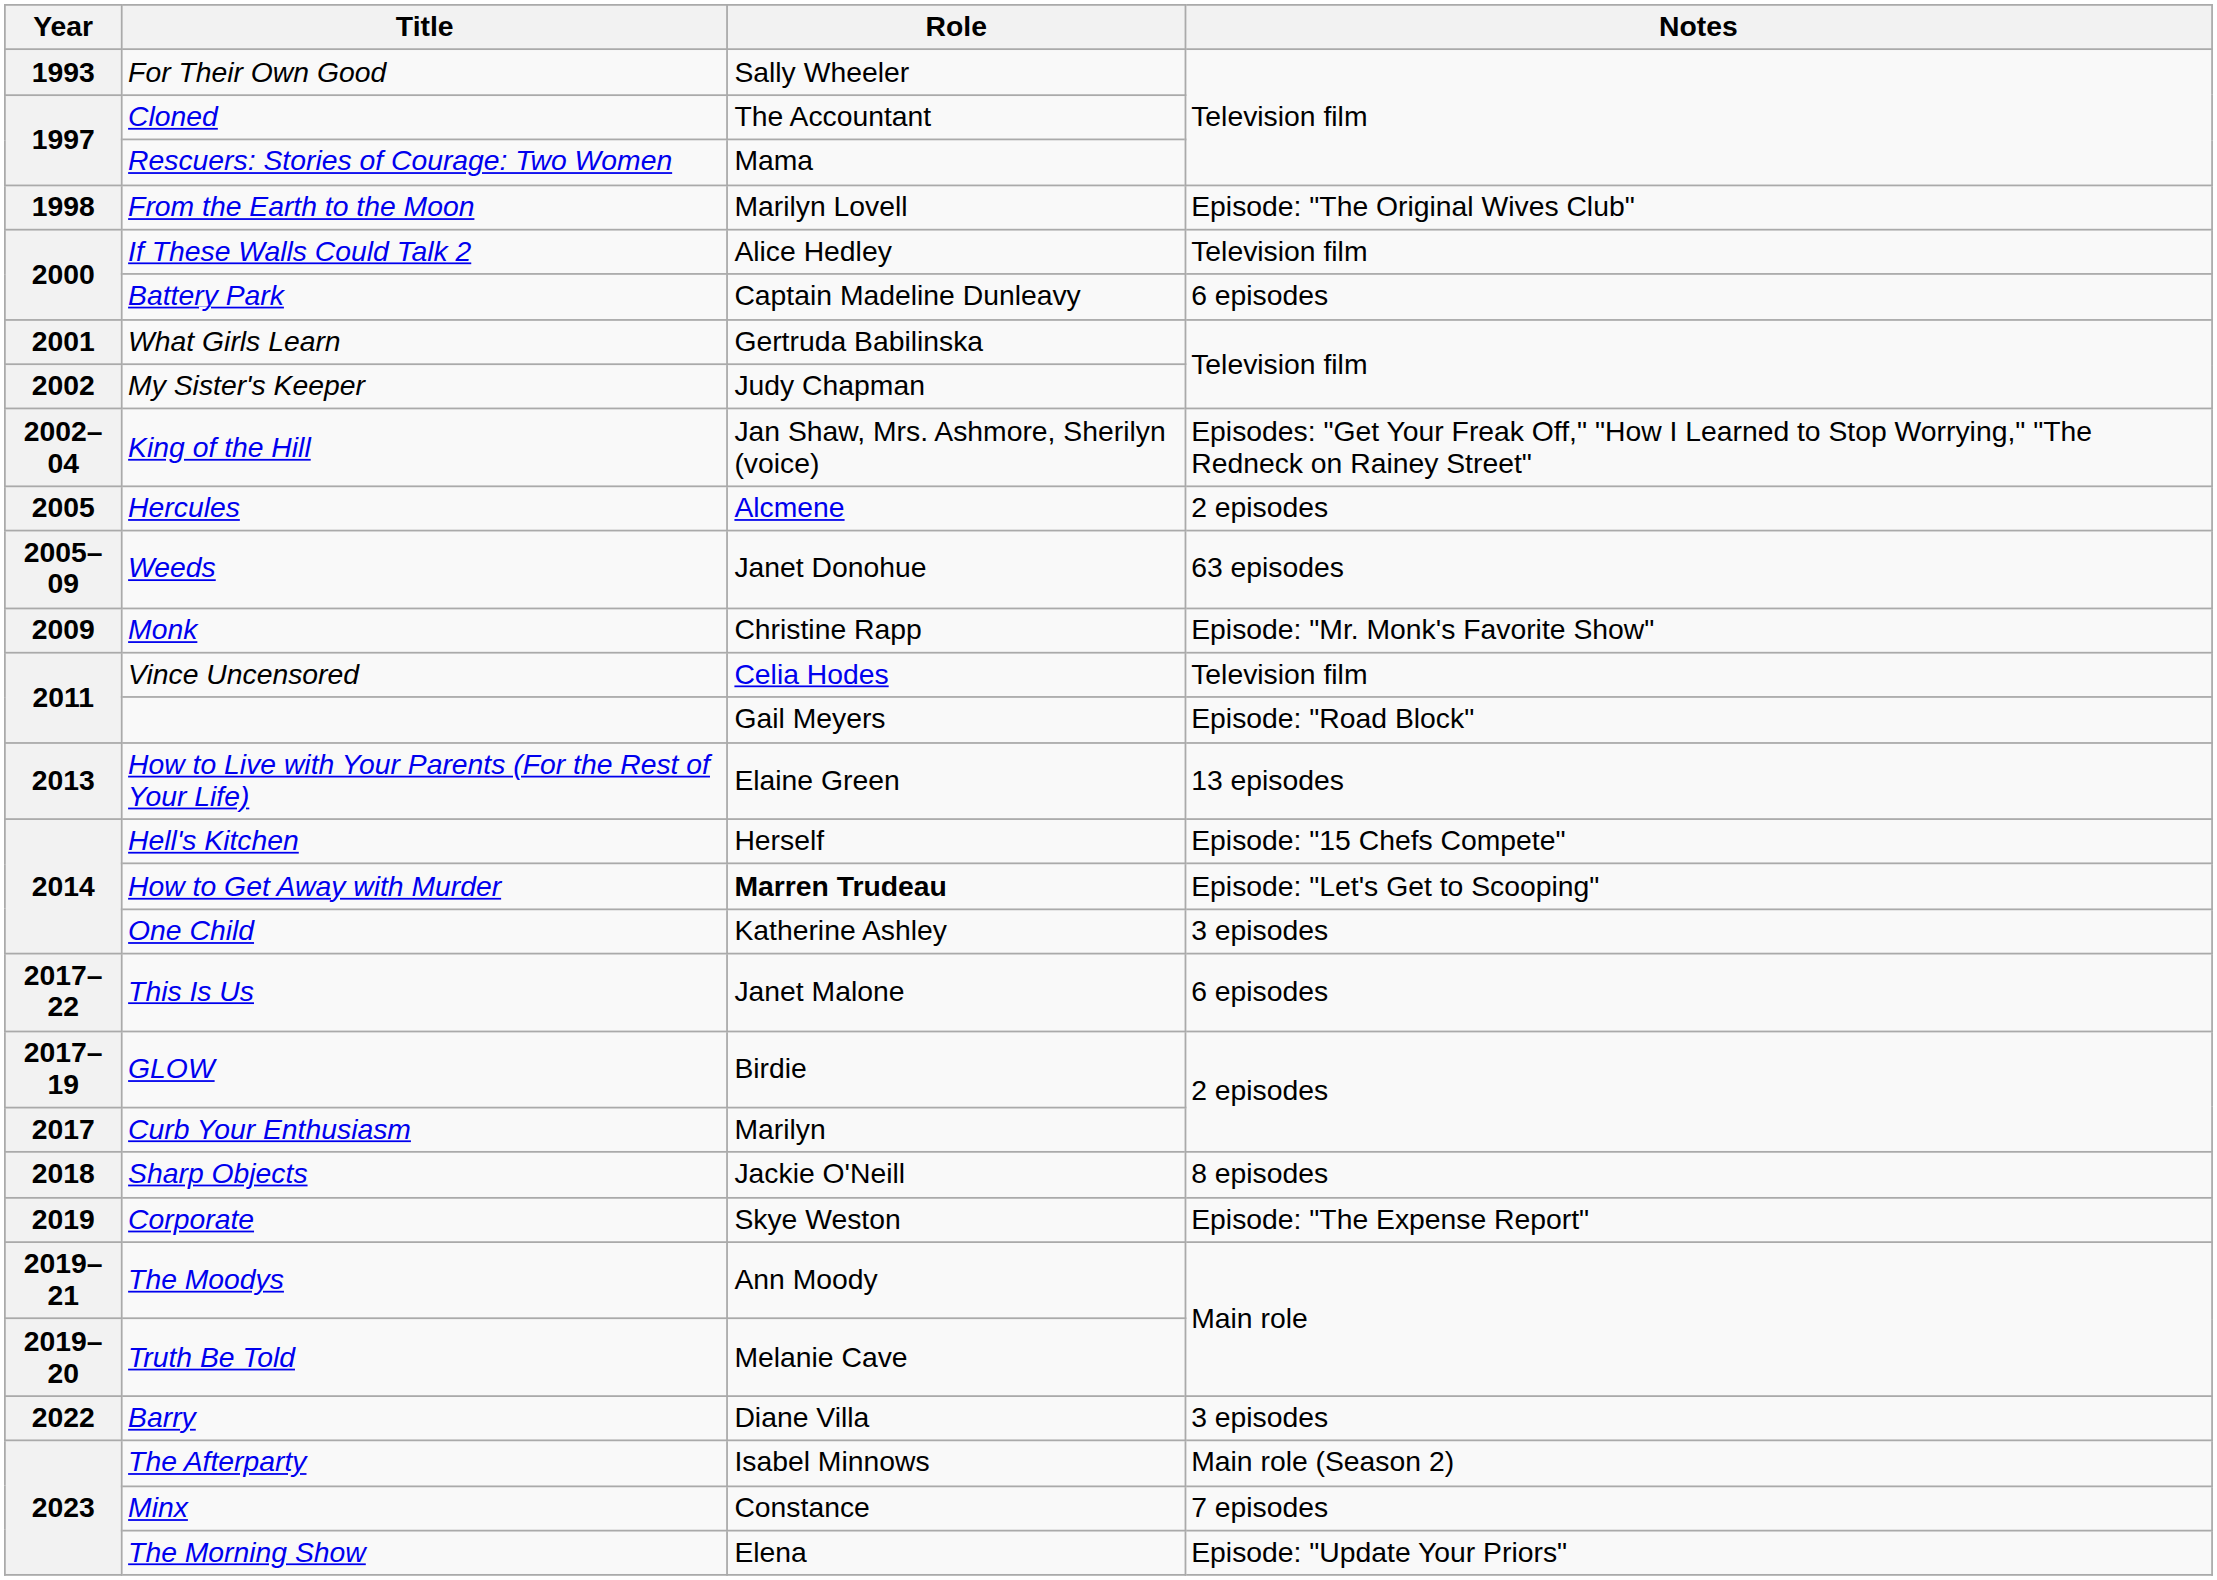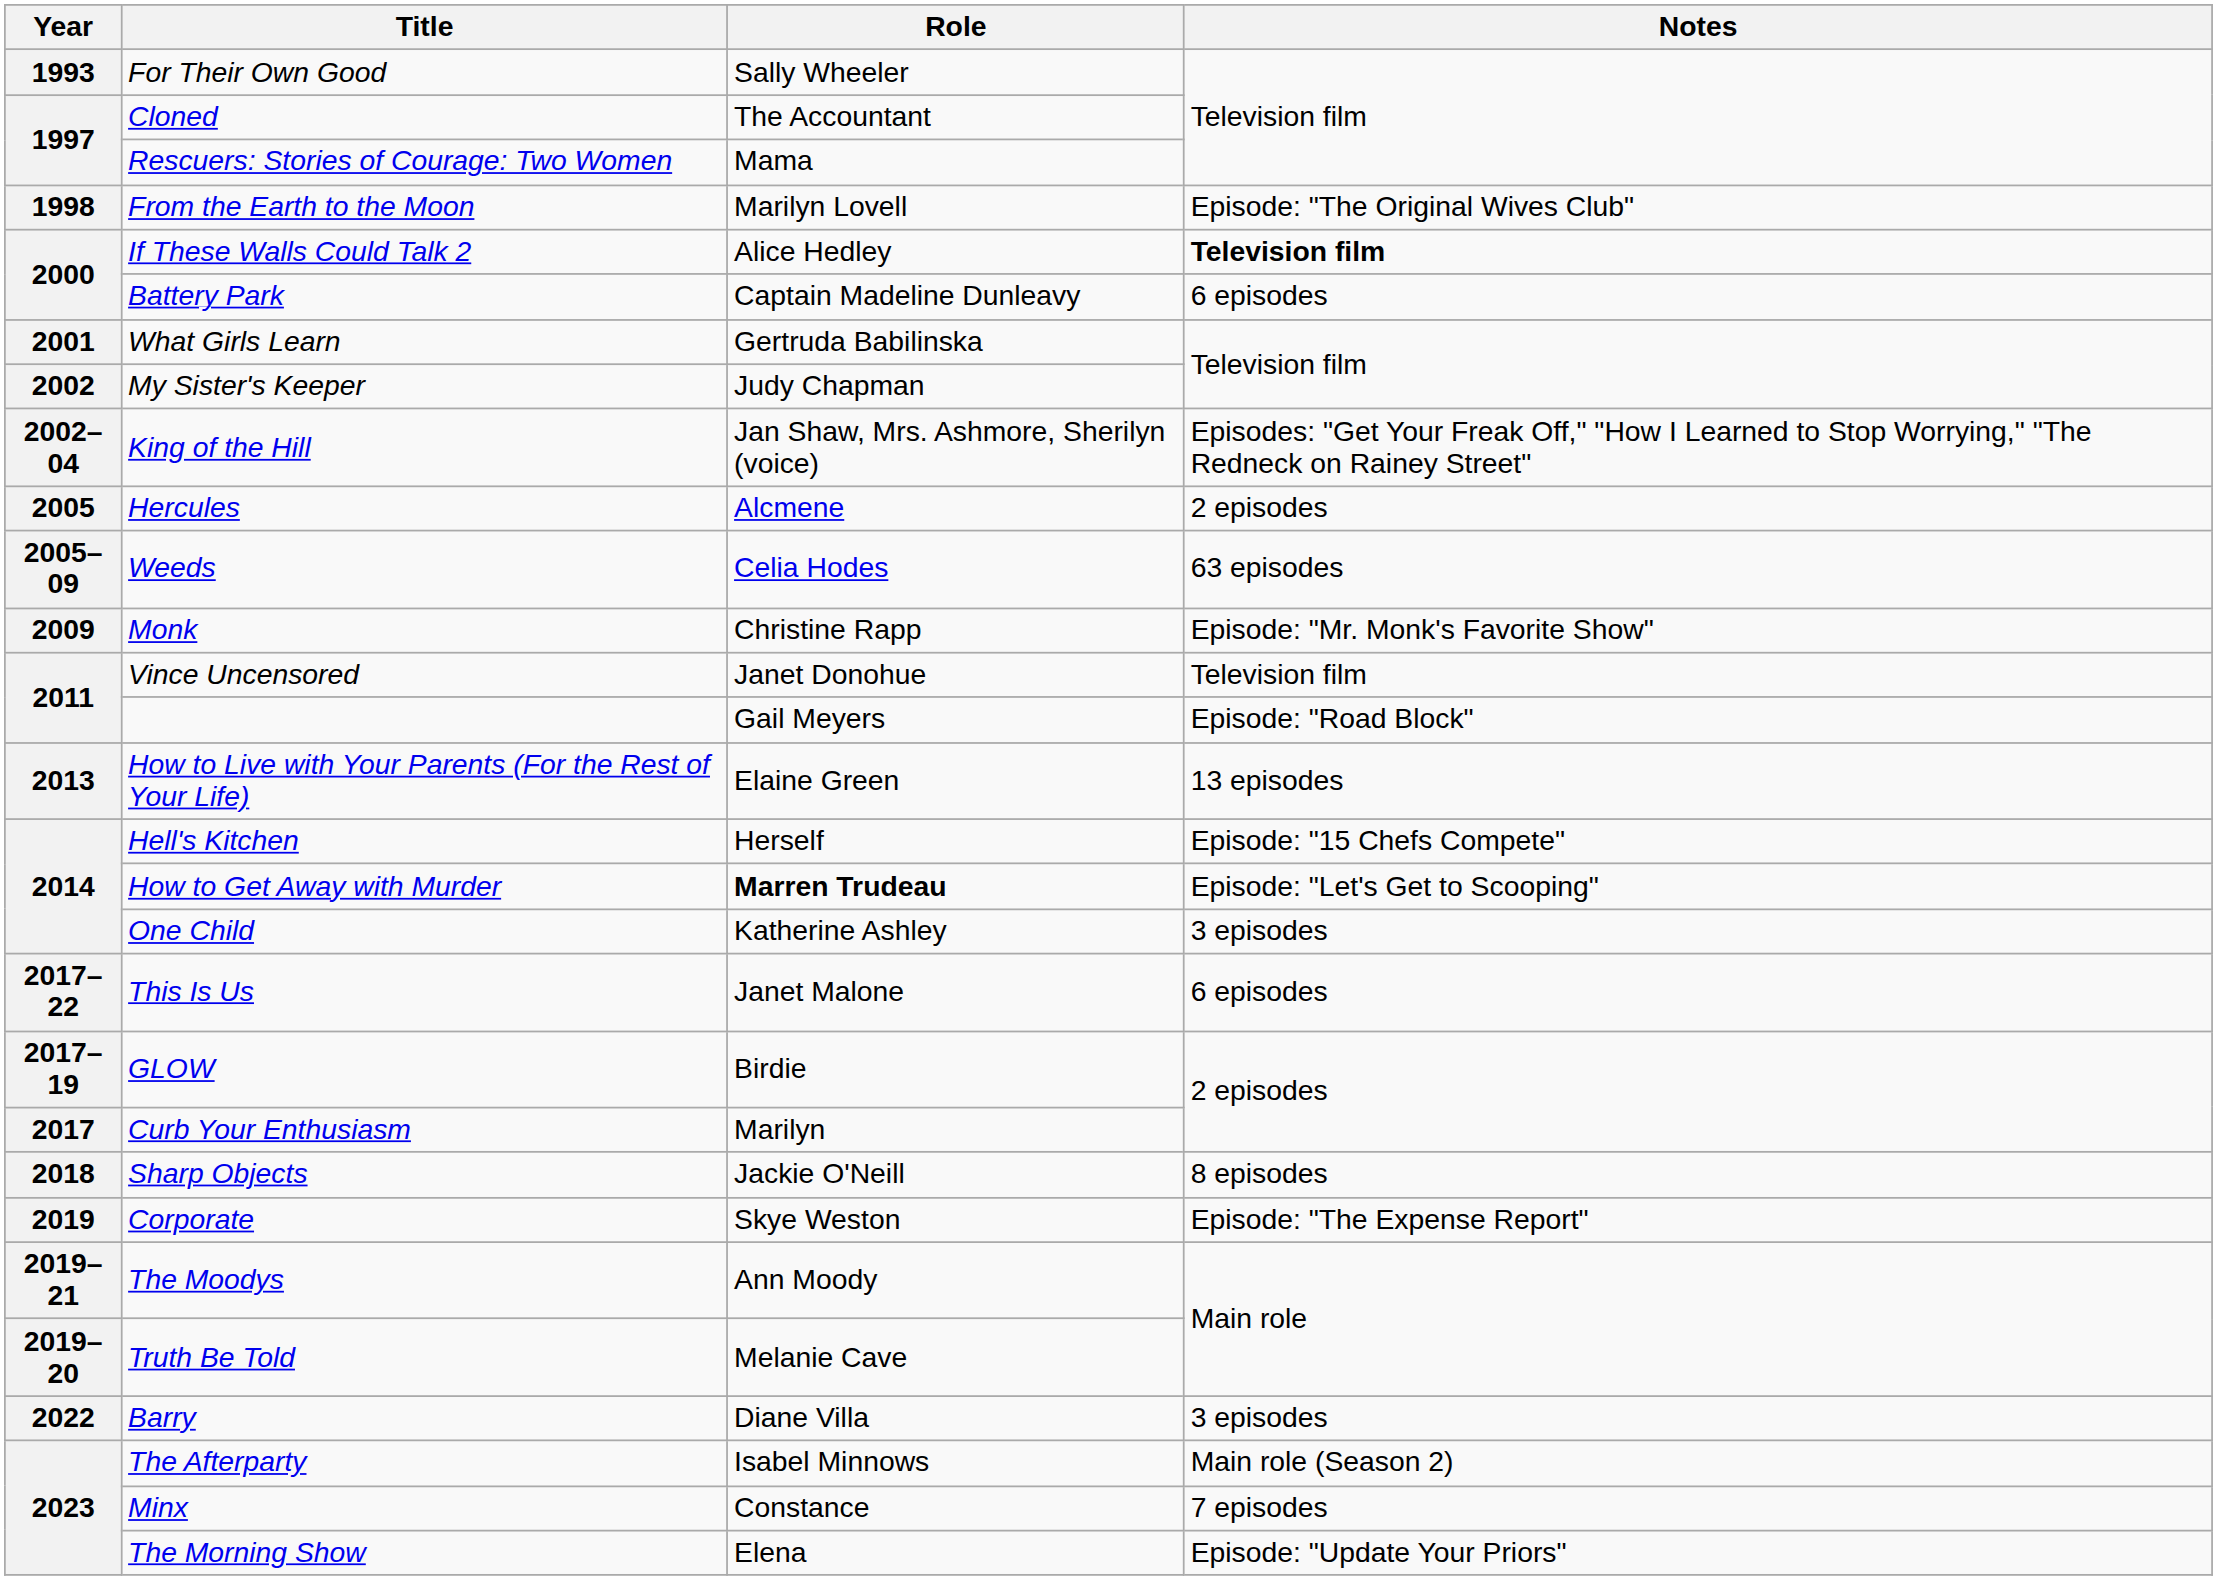(1279, 251) normal -> (1288, 251) bold
(830, 568) Janet Donohue -> (811, 568) Celia Hodes
(812, 674) Celia Hodes -> (830, 674) Janet Donohue
